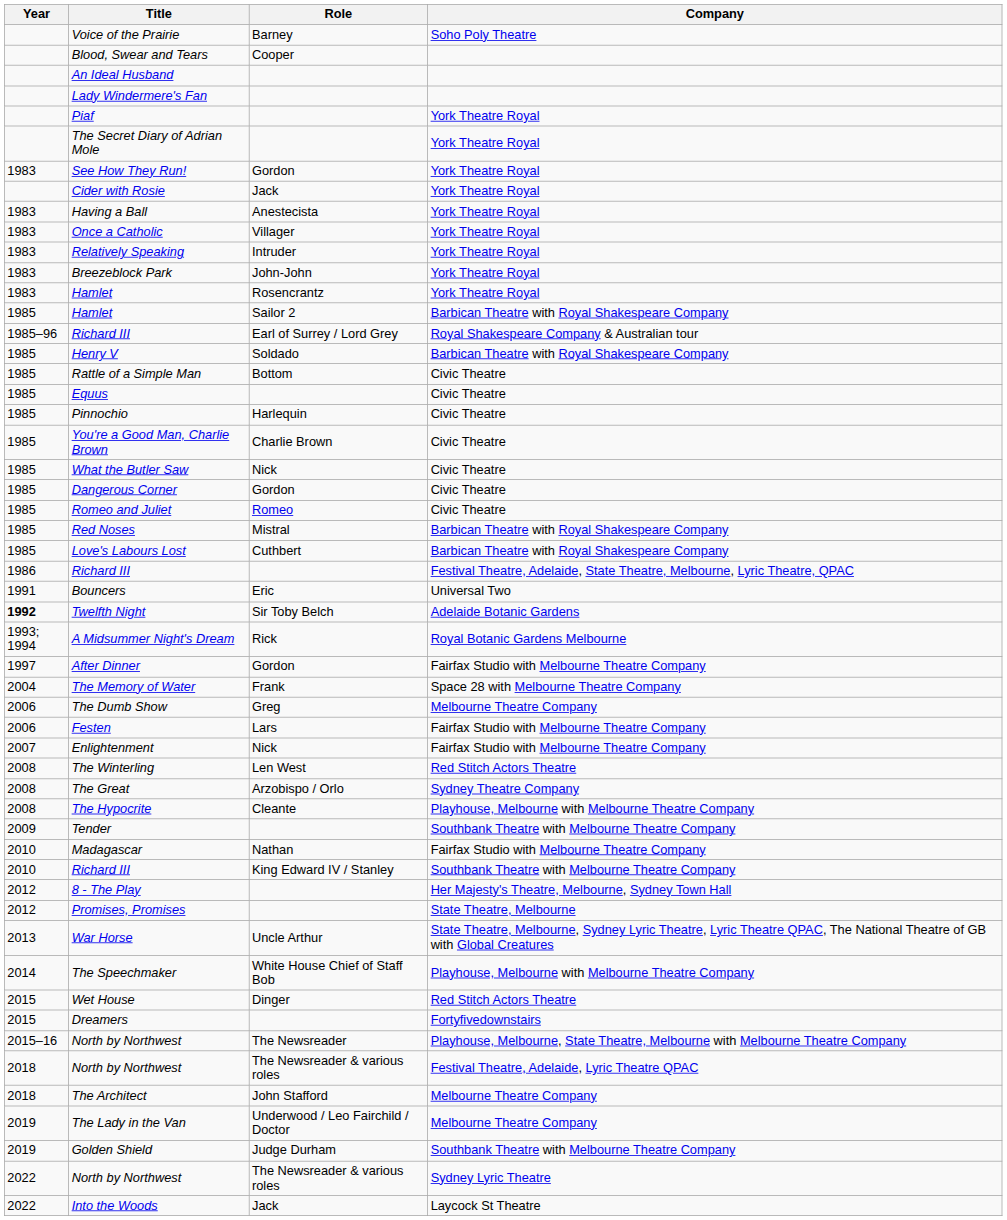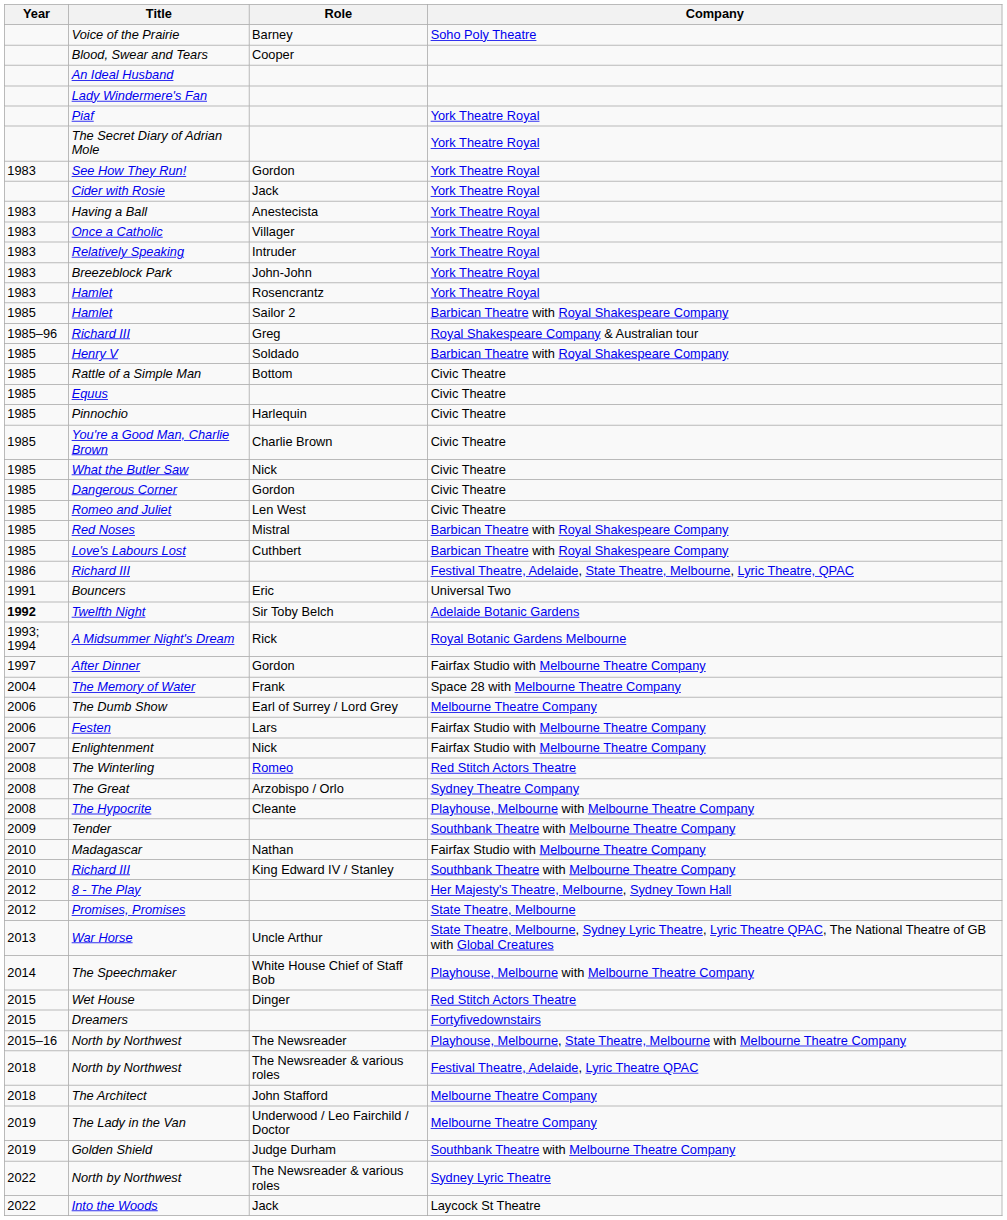(325, 333) Earl of Surrey / Lord Grey -> (266, 333) Greg
(273, 510) Romeo -> (279, 510) Len West
(266, 707) Greg -> (325, 707) Earl of Surrey / Lord Grey
(279, 768) Len West -> (273, 768) Romeo
